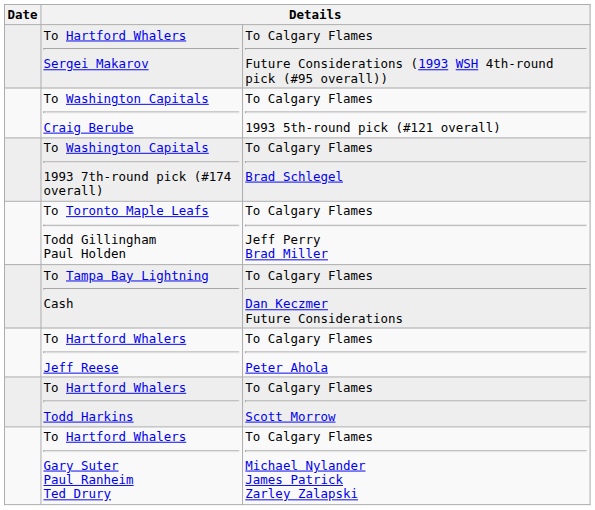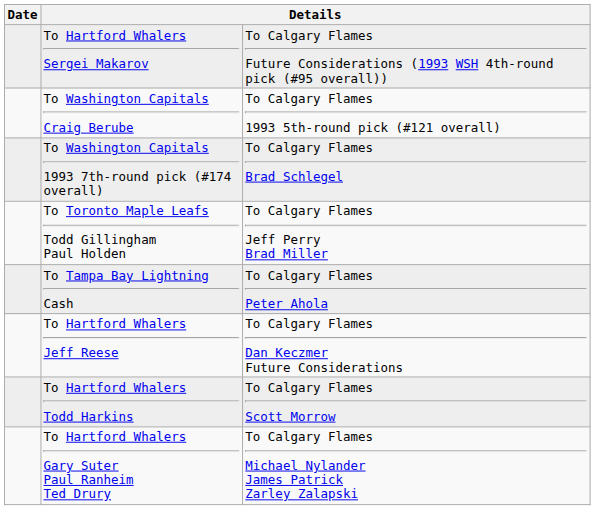(416, 296) To Calgary Flames Dan Keczmer Future Considerations -> (416, 289) To Calgary Flames Peter Ahola
(416, 353) To Calgary Flames Peter Ahola -> (416, 345) To Calgary Flames Dan Keczmer Future Considerations
